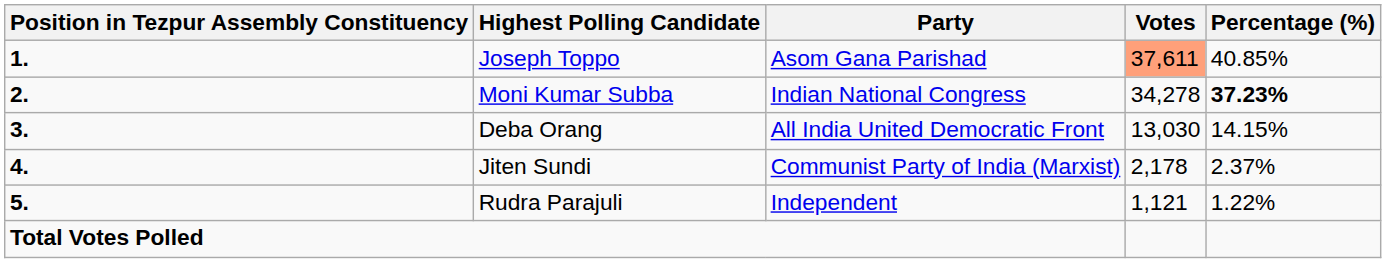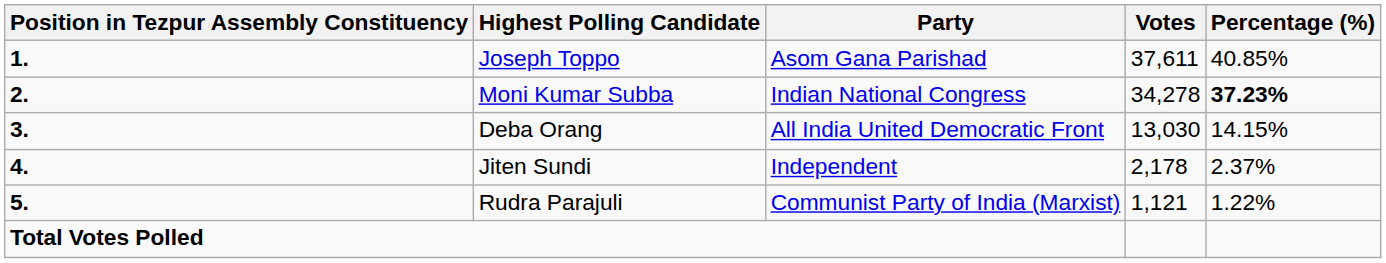(1165, 58) lightsalmon background -> (1165, 58) no background
(946, 166) Communist Party of India (Marxist) -> (834, 166) Independent
(834, 202) Independent -> (946, 202) Communist Party of India (Marxist)
